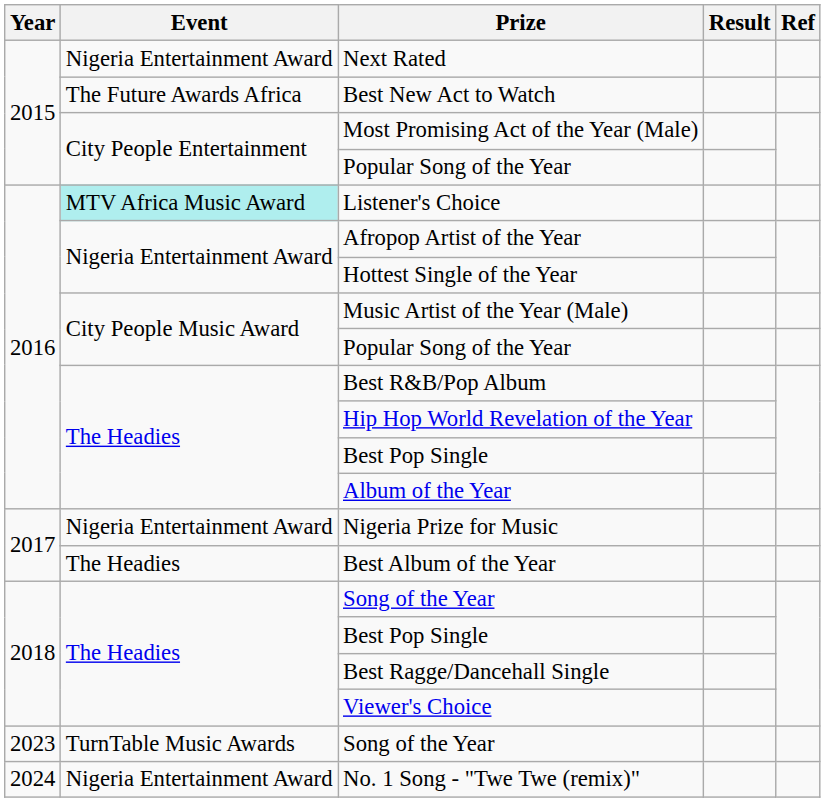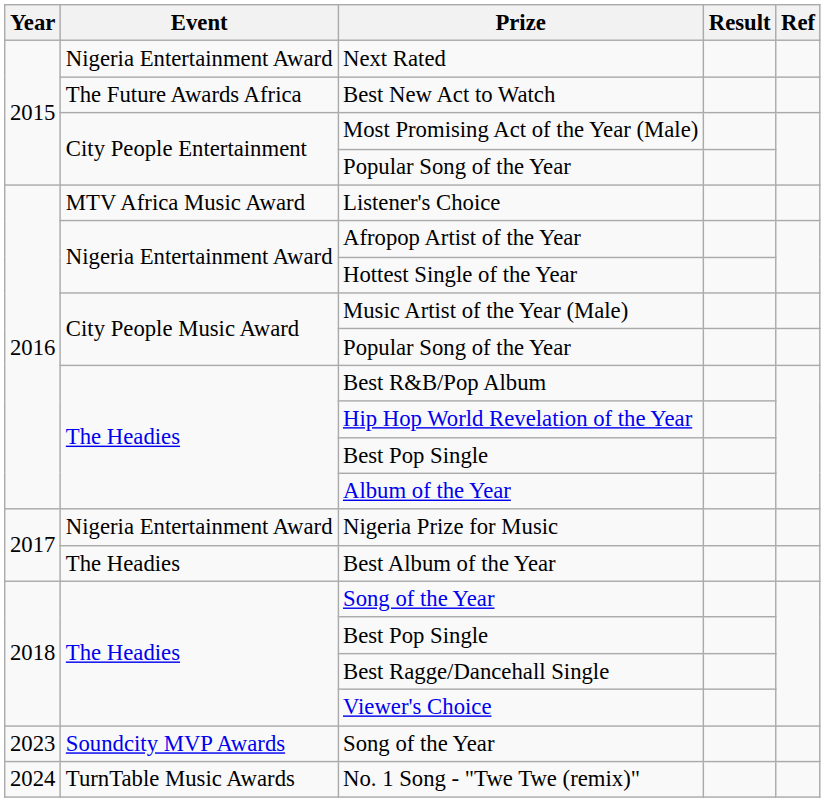(185, 202) paleturquoise background -> (185, 202) no background
(180, 743) TurnTable Music Awards -> (175, 743) Soundcity MVP Awards
(199, 779) Nigeria Entertainment Award -> (180, 779) TurnTable Music Awards
